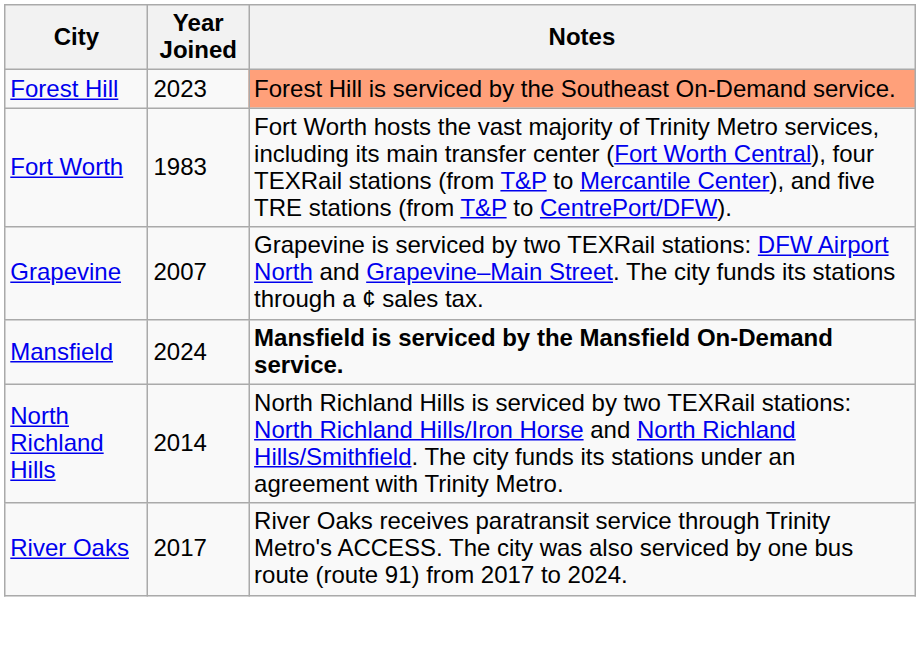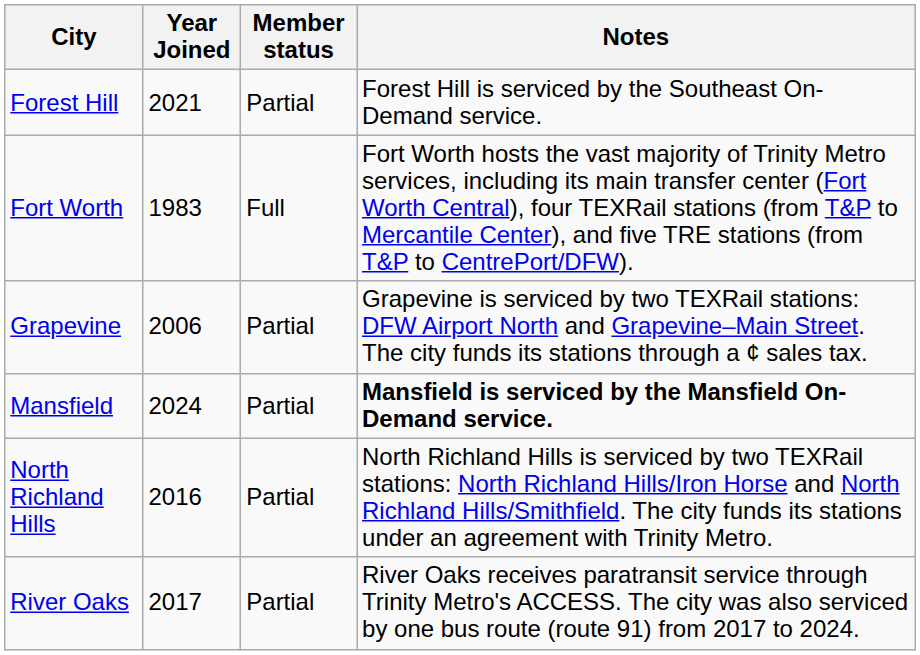+ column: (299, 37)
(180, 88) 2023 -> (175, 102) 2021
(575, 88) lightsalmon background -> (593, 102) no background
(180, 272) 2007 -> (175, 326) 2006
(180, 443) 2014 -> (175, 497) 2016
